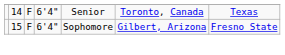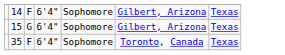(88, 12) Senior -> (88, 12) Sophomore
(162, 12) Toronto, Canada -> (162, 12) Gilbert, Arizona
(29, 27) F -> (29, 27) G
(244, 27) Fresno State -> (225, 27) Texas
+ row: (17, 42)
